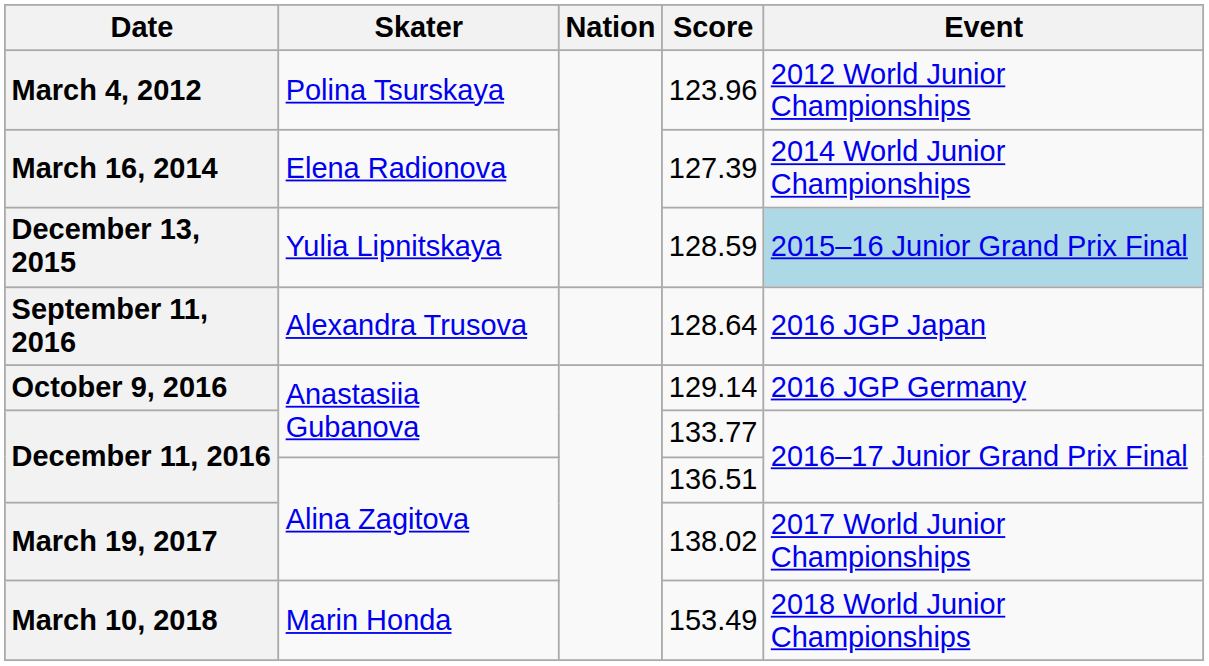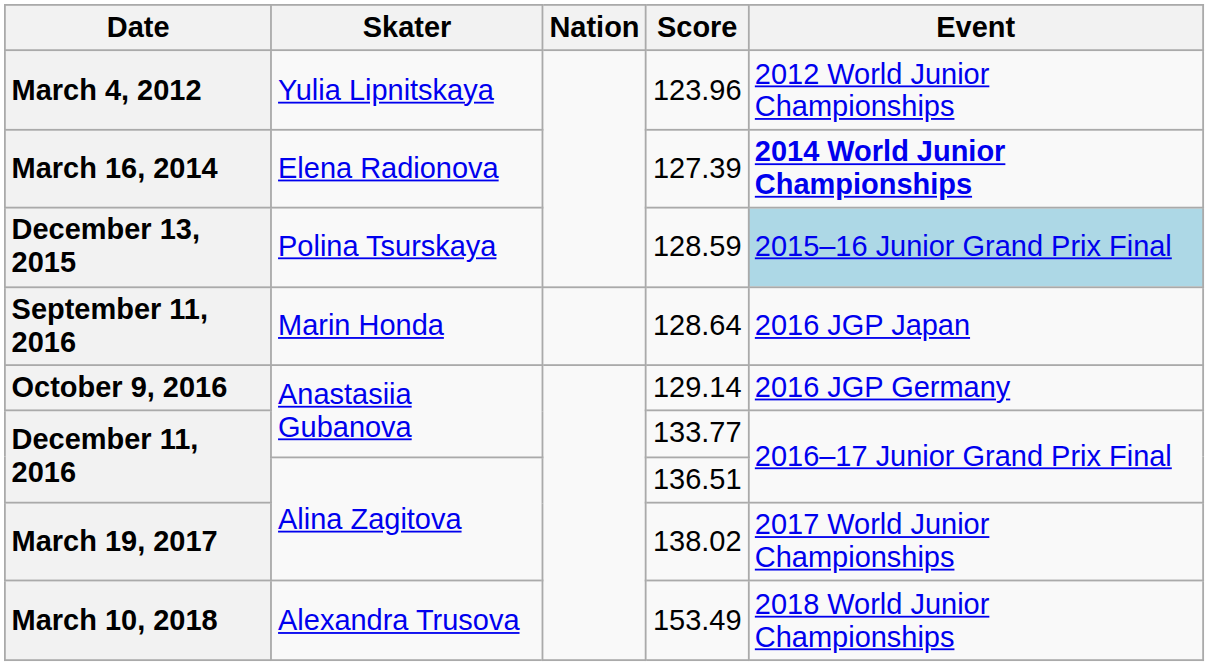(395, 89) Polina Tsurskaya -> (386, 89) Yulia Lipnitskaya
(888, 168) normal -> (880, 168) bold
(394, 246) Yulia Lipnitskaya -> (387, 246) Polina Tsurskaya
(406, 325) Alexandra Trusova -> (361, 325) Marin Honda
(369, 620) Marin Honda -> (399, 620) Alexandra Trusova
